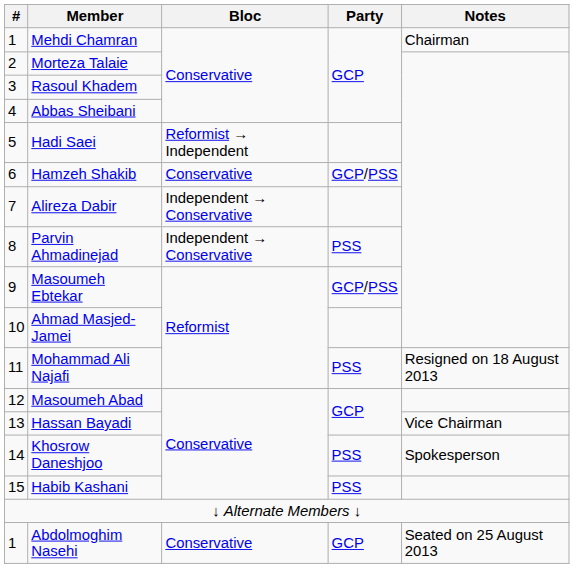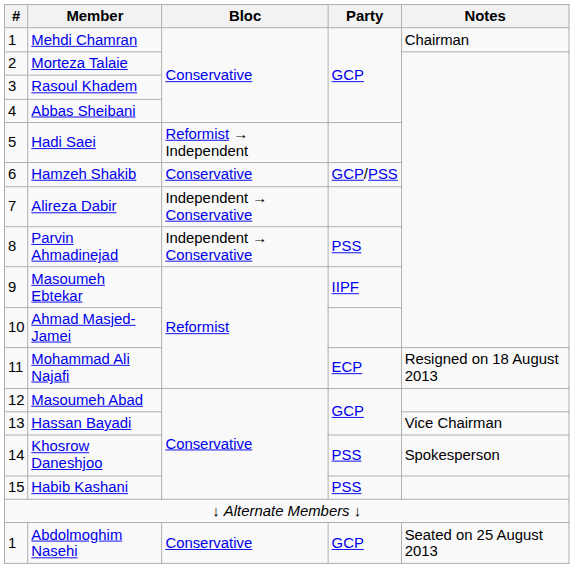(365, 287) GCP/PSS -> (345, 287) IIPF
(347, 367) PSS -> (347, 367) ECP
